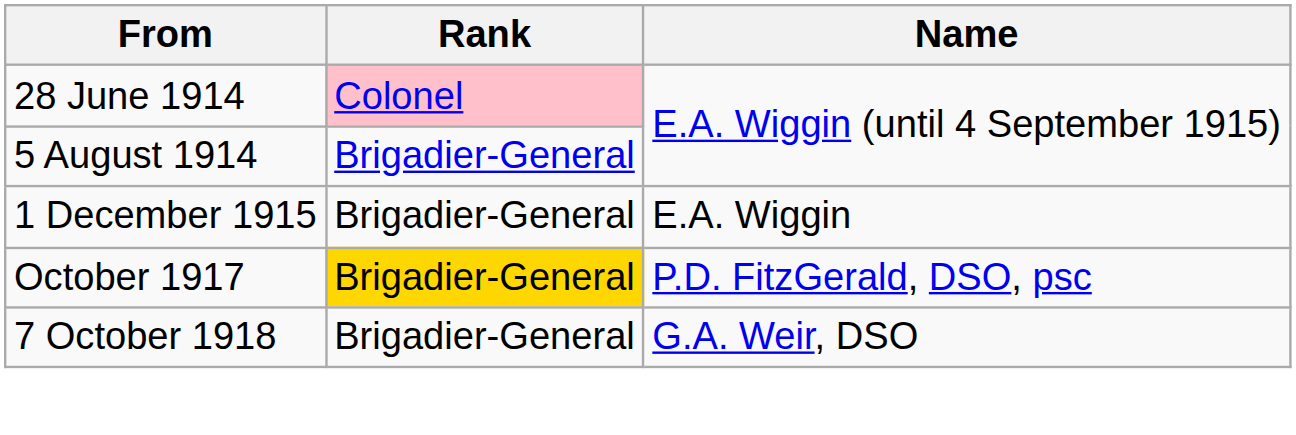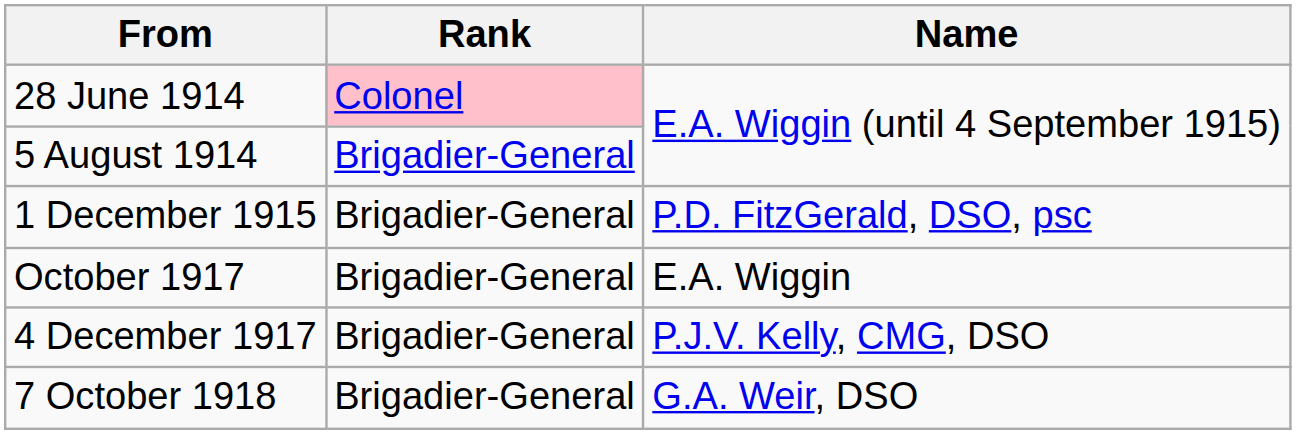(752, 215) E.A. Wiggin -> (872, 215) P.D. FitzGerald, DSO, psc
(484, 276) gold background -> (484, 276) no background
(872, 276) P.D. FitzGerald, DSO, psc -> (752, 276) E.A. Wiggin
+ row: (165, 336)
